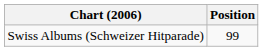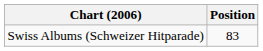(232, 35) 99 -> (232, 35) 83
